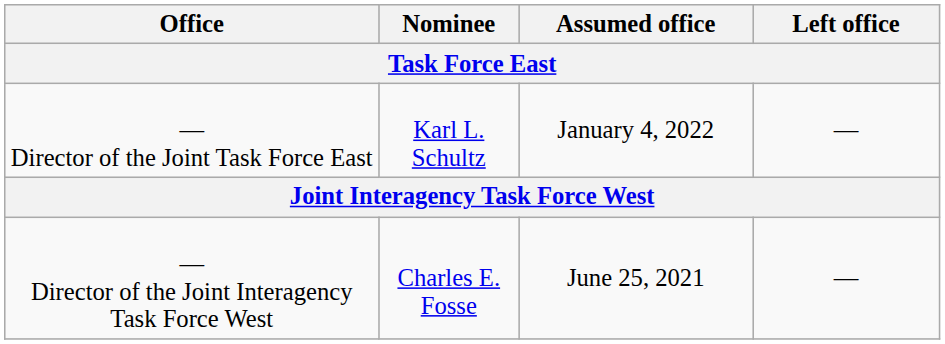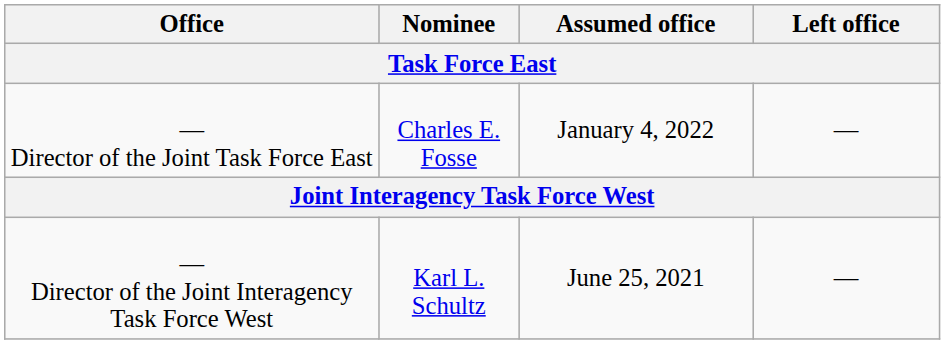(449, 143) Karl L. Schultz -> (449, 143) Charles E. Fosse
(449, 291) Charles E. Fosse -> (449, 291) Karl L. Schultz
